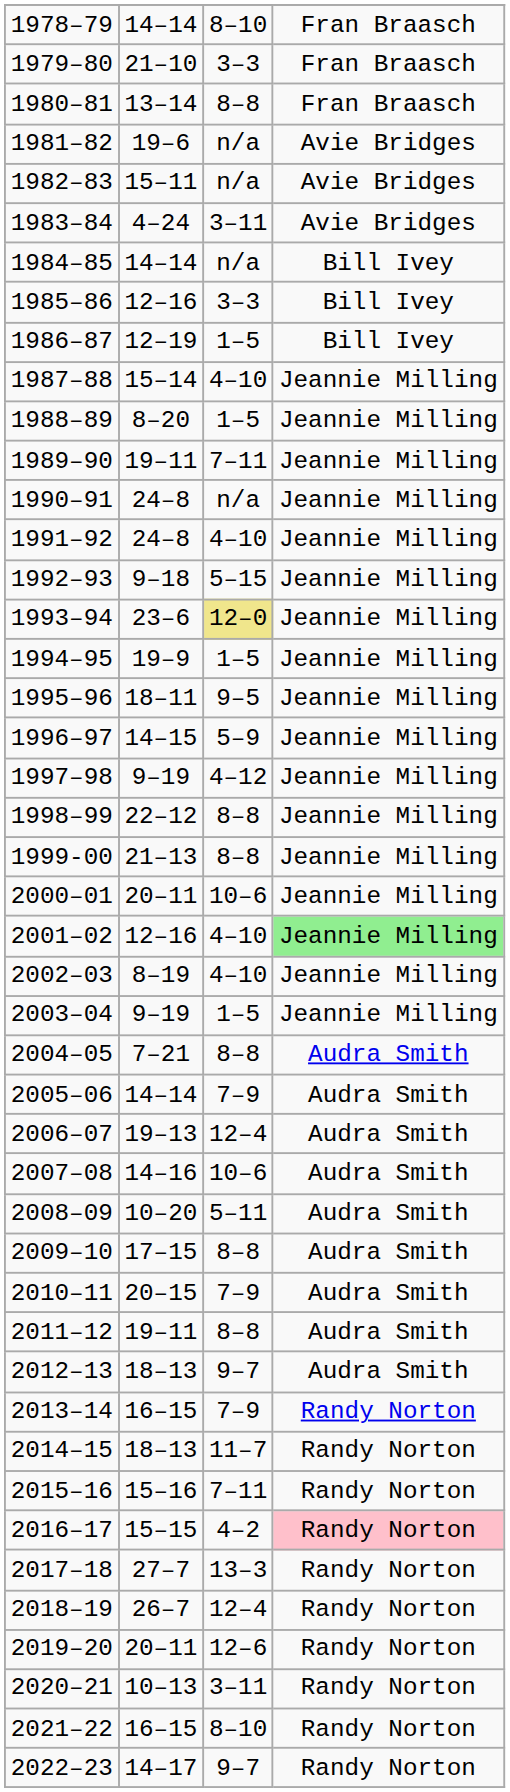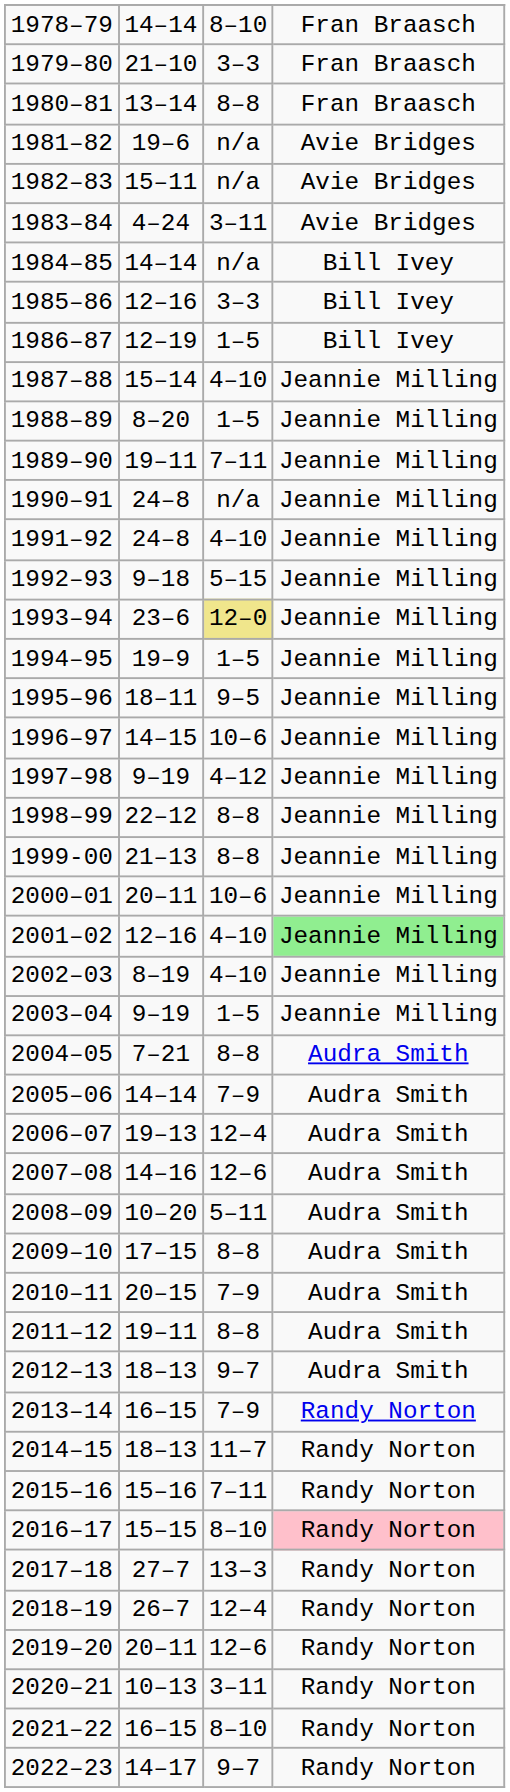(238, 738) 5–9 -> (238, 738) 10–6
(238, 1174) 10–6 -> (238, 1174) 12–6
(238, 1530) 4–2 -> (238, 1530) 8–10
